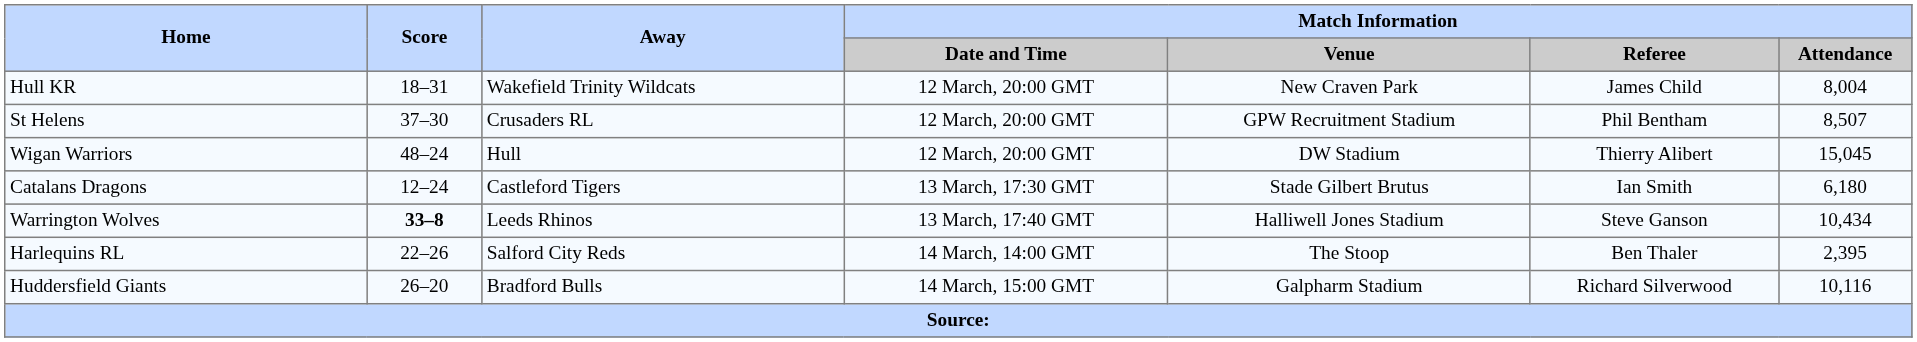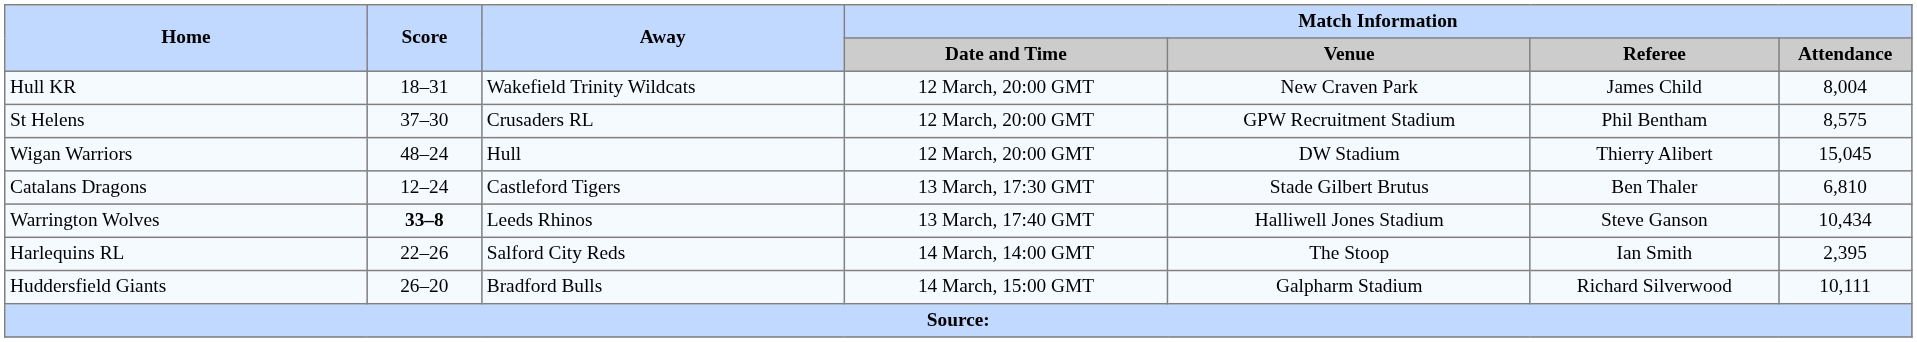(1845, 120) 8,507 -> (1845, 120) 8,575
(1654, 187) Ian Smith -> (1654, 187) Ben Thaler
(1845, 187) 6,180 -> (1845, 187) 6,810
(1654, 253) Ben Thaler -> (1654, 253) Ian Smith
(1845, 286) 10,116 -> (1845, 286) 10,111
